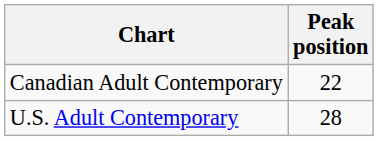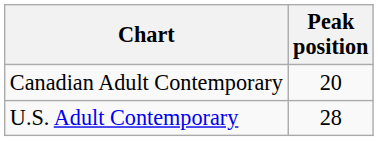(331, 82) 22 -> (331, 82) 20
